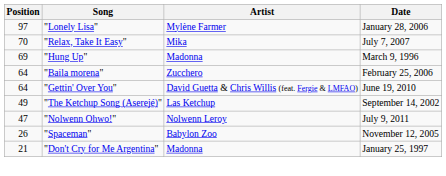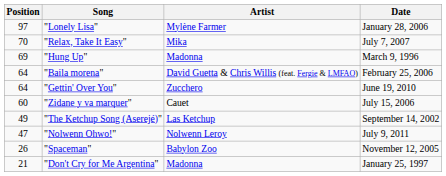(184, 73) Zucchero -> (262, 73) David Guetta & Chris Willis (feat. Fergie & LMFAO)
(262, 88) David Guetta & Chris Willis (feat. Fergie & LMFAO) -> (184, 88) Zucchero
+ row: (88, 103)
